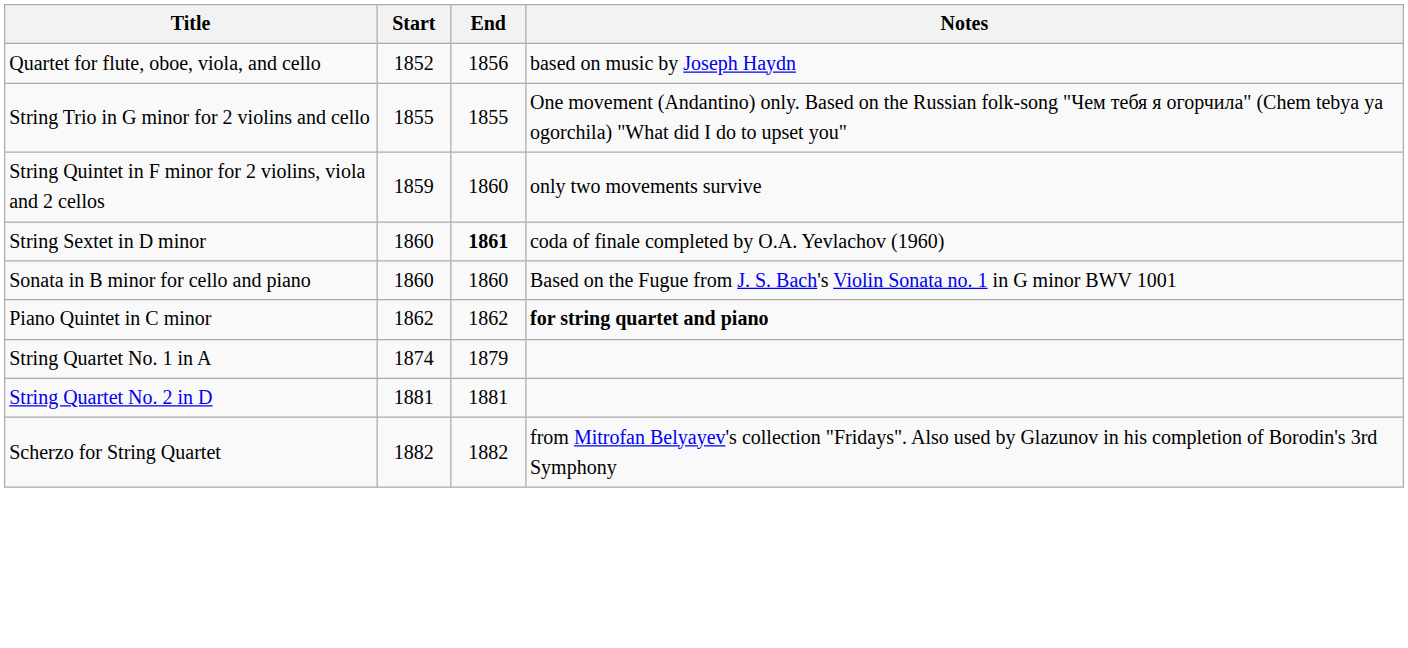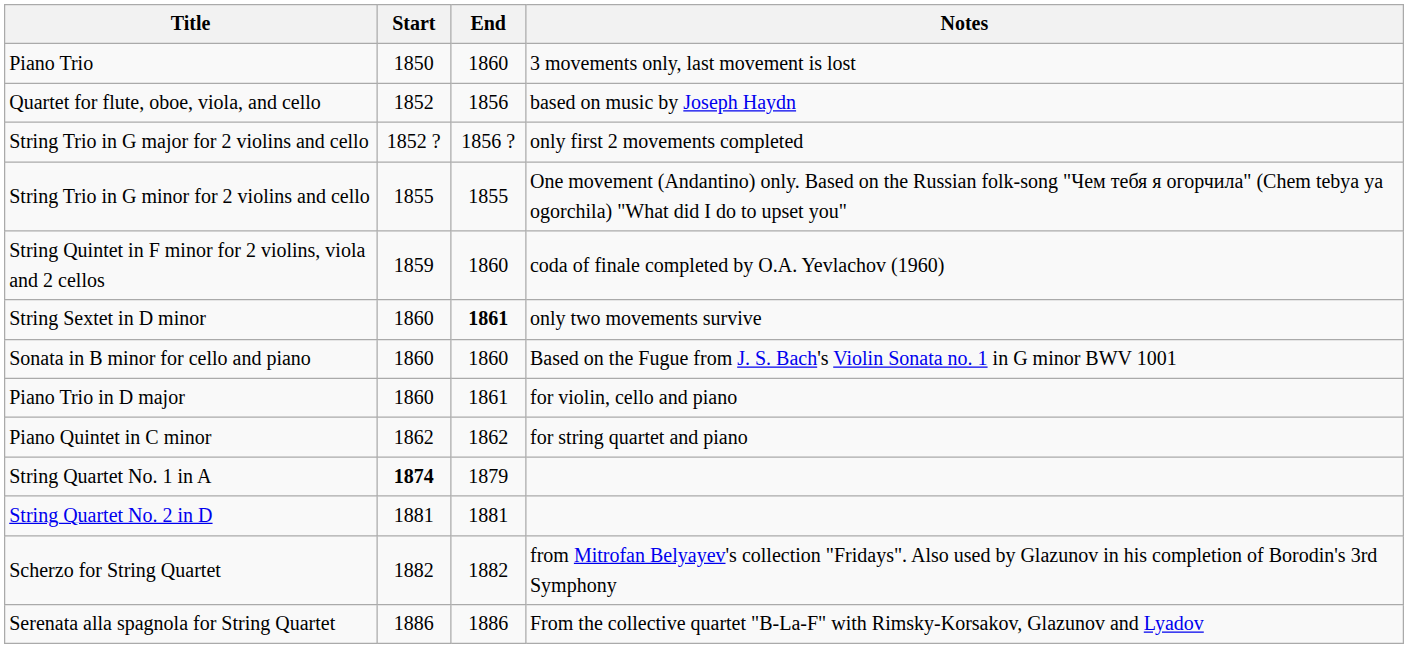+ row: (51, 63)
+ row: (189, 141)
(646, 186) only two movements survive -> (737, 265) coda of finale completed by O.A. Yevlachov (1960)
(737, 240) coda of finale completed by O.A. Yevlachov (1960) -> (646, 319) only two movements survive
+ row: (97, 397)
(649, 319) bold -> (639, 437) normal
(414, 358) normal -> (414, 476) bold
+ row: (172, 623)
